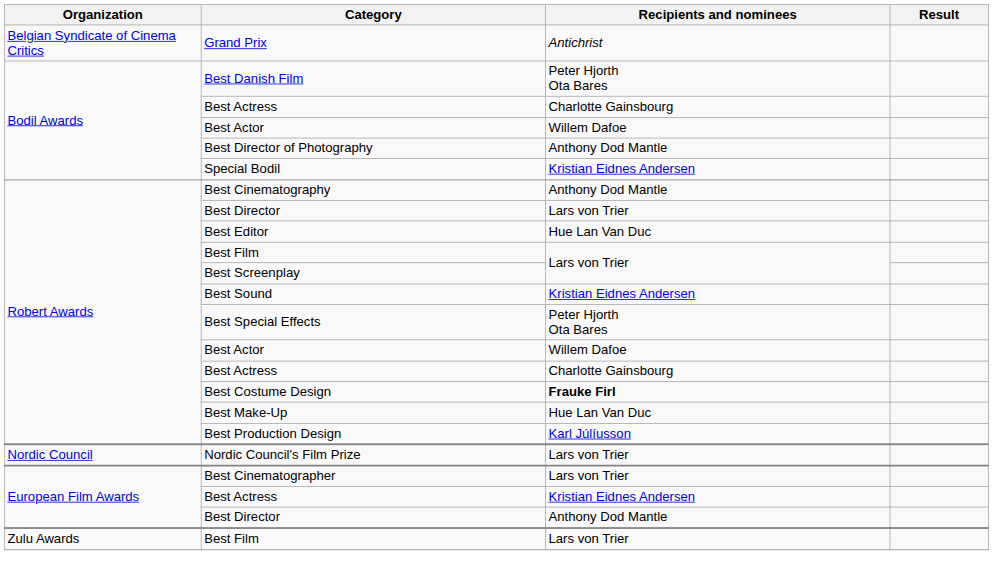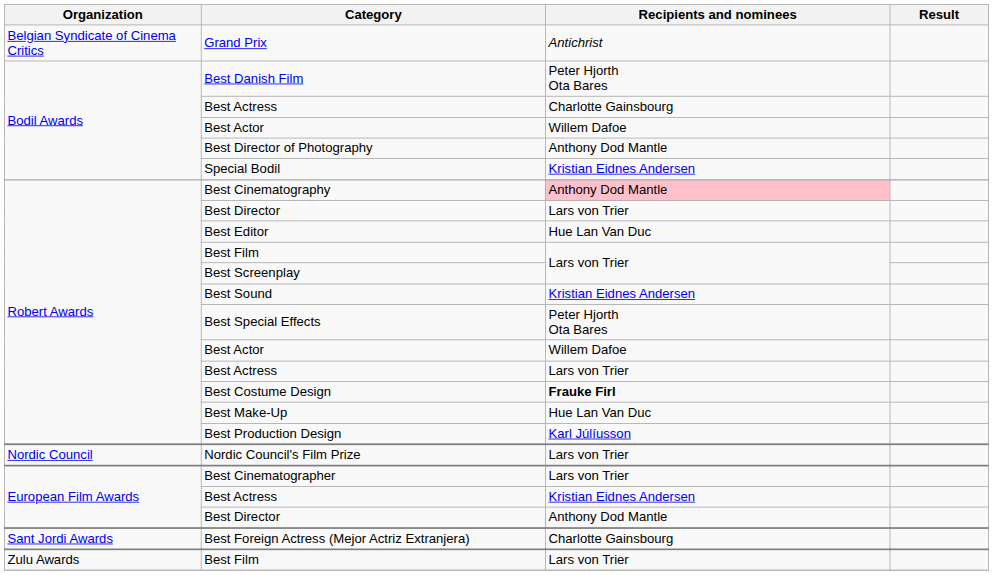(608, 190) no background -> (608, 190) pink background
(611, 371) Charlotte Gainsbourg -> (589, 371) Lars von Trier
+ row: (60, 538)
